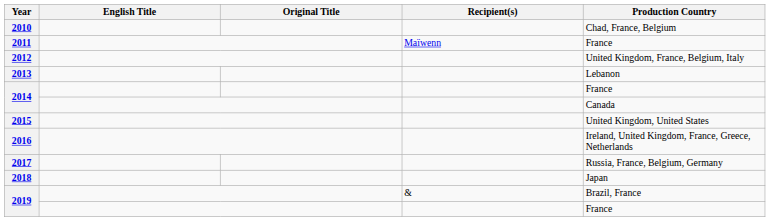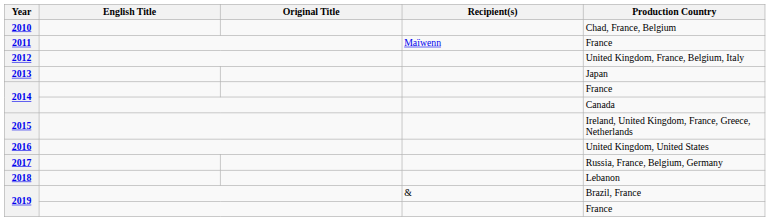(603, 74) Lebanon -> (597, 74) Japan
(647, 120) United Kingdom, United States -> (668, 126) Ireland, United Kingdom, France, Greece, Netherlands
(668, 141) Ireland, United Kingdom, France, Greece, Netherlands -> (647, 147) United Kingdom, United States
(597, 178) Japan -> (603, 178) Lebanon
